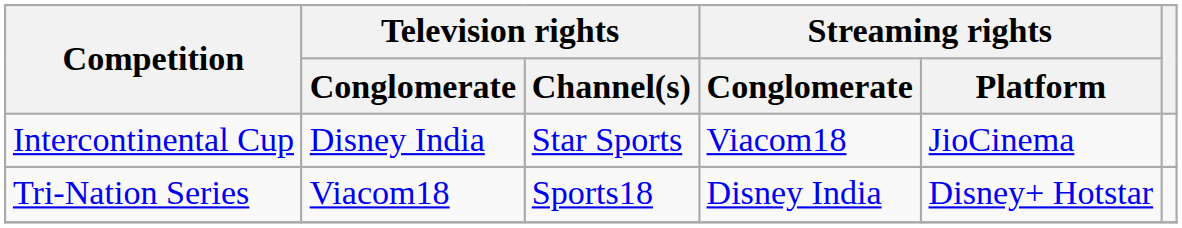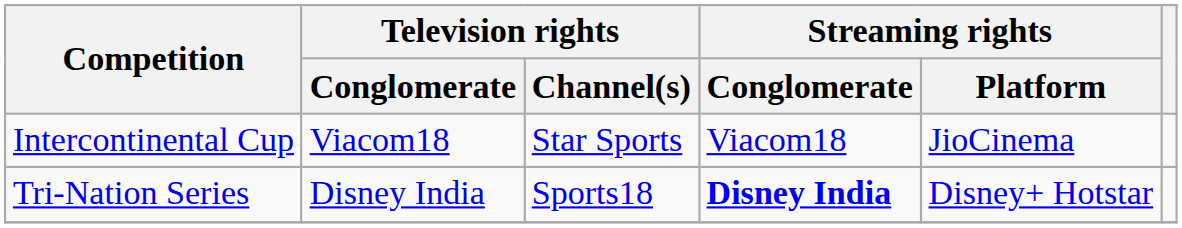(397, 139) Disney India -> (380, 139) Viacom18
(380, 193) Viacom18 -> (397, 193) Disney India
(794, 193) normal -> (799, 193) bold
